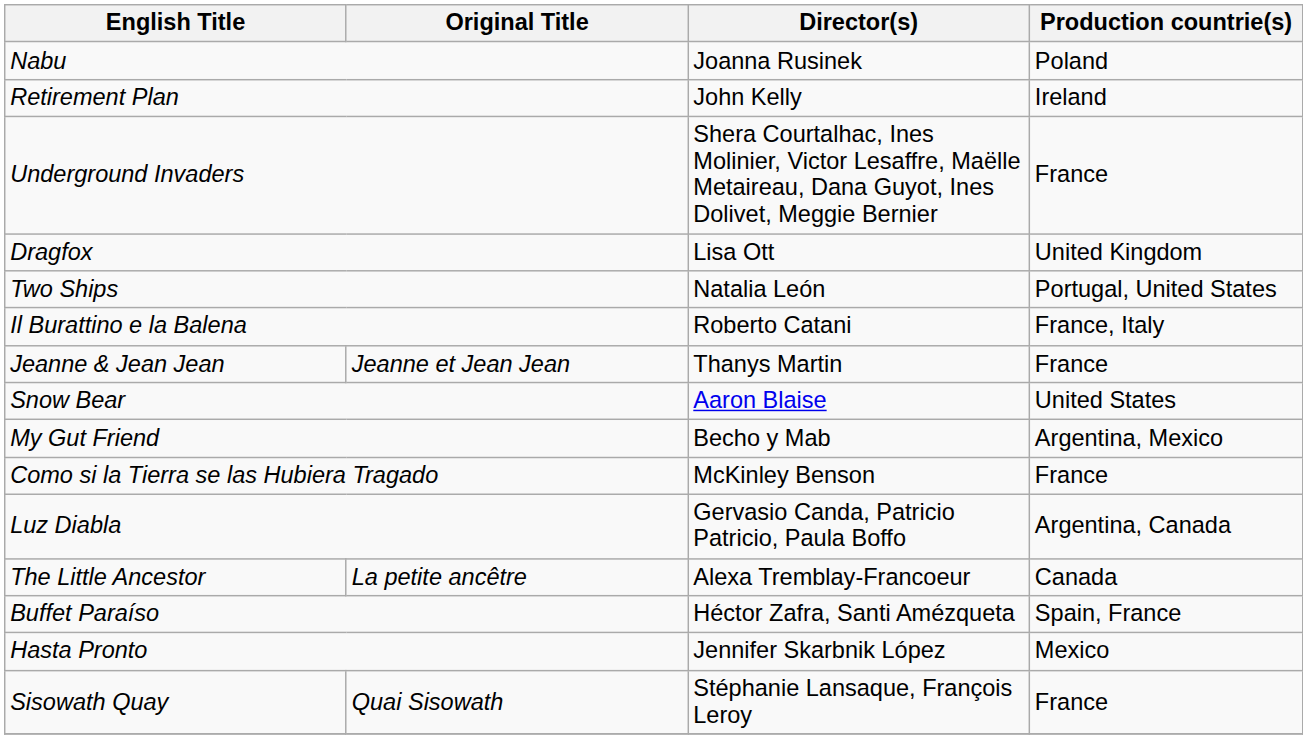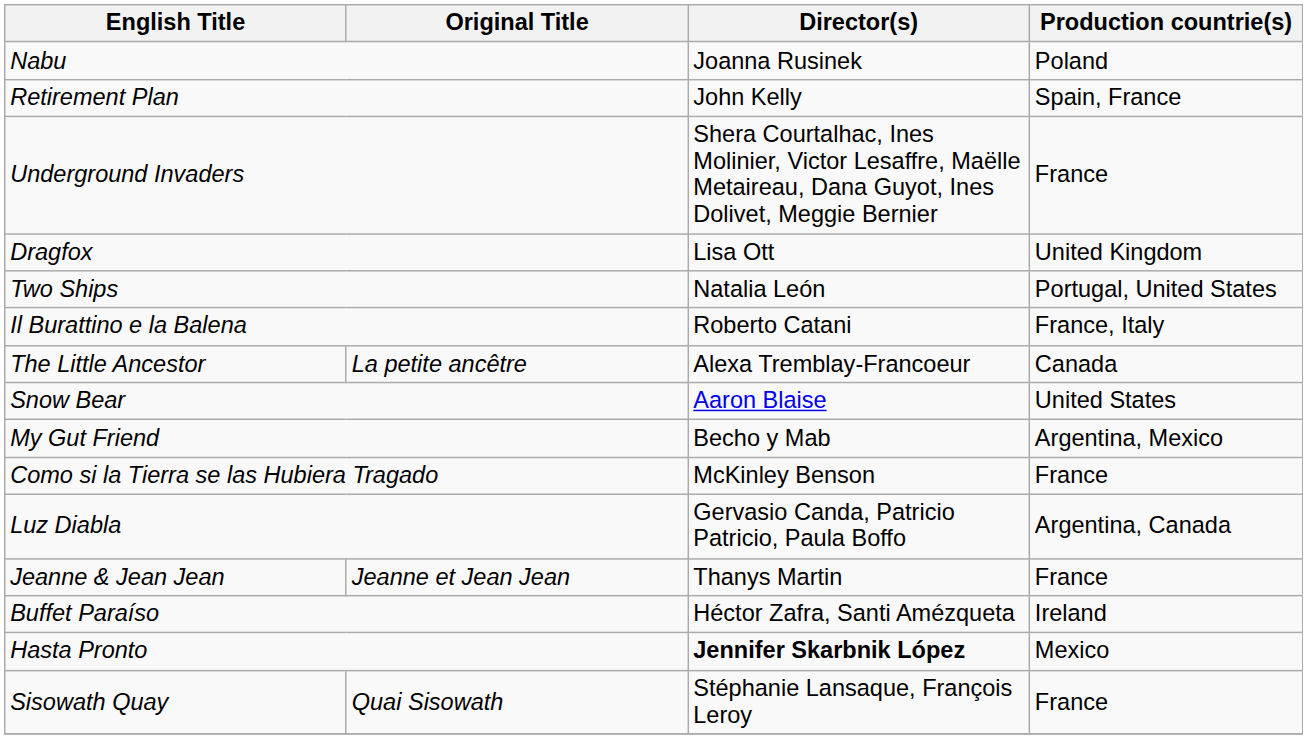(1071, 97) Ireland -> (1108, 97) Spain, France
rows swapped: (117, 363) <-> (108, 576)
(1108, 613) Spain, France -> (1071, 613) Ireland
(819, 651) normal -> (829, 651) bold
